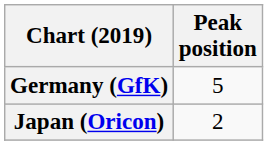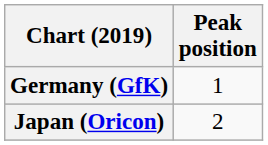(218, 85) 5 -> (218, 85) 1
